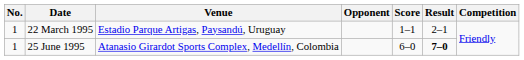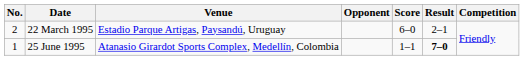(15, 30) 1 -> (15, 30) 2
(407, 30) 1–1 -> (407, 30) 6–0
(407, 47) 6–0 -> (407, 47) 1–1
